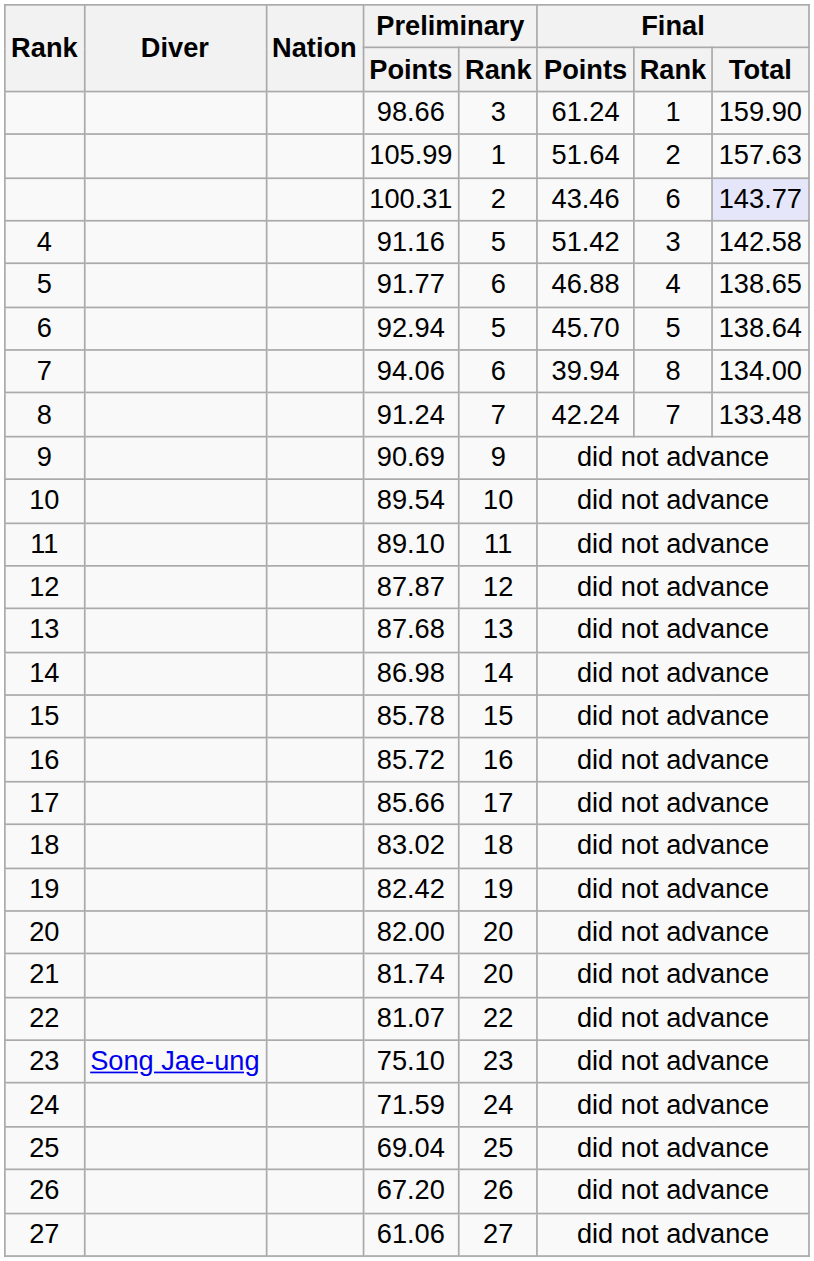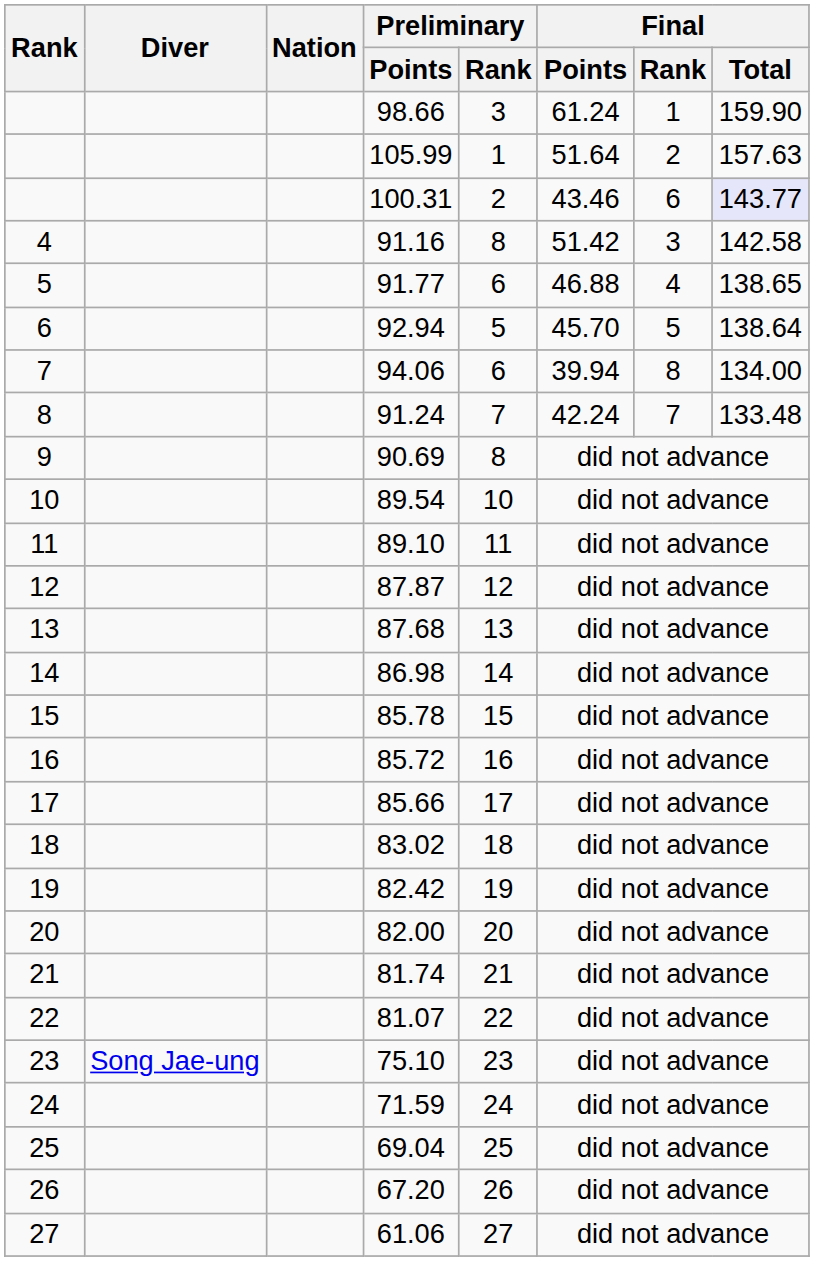(498, 241) 5 -> (498, 241) 8
(498, 457) 9 -> (498, 457) 8
(498, 975) 20 -> (498, 975) 21
